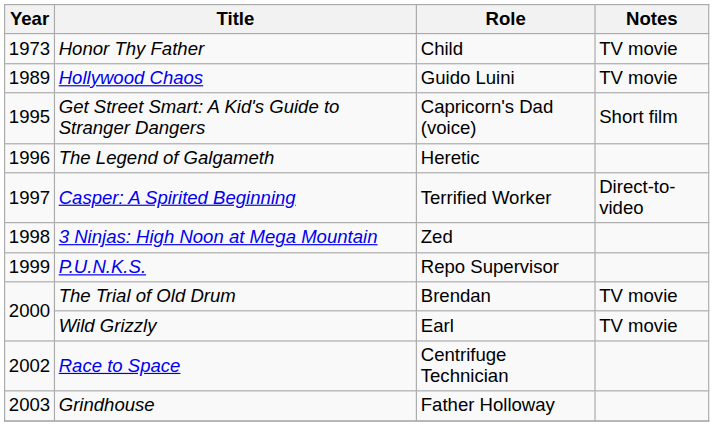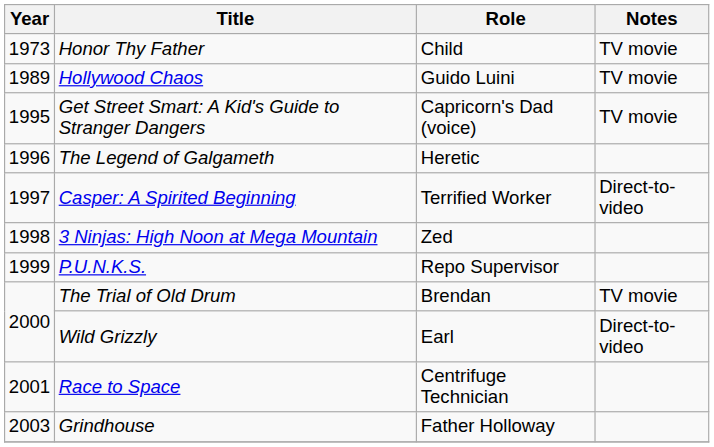(638, 117) Short film -> (638, 117) TV movie
(638, 325) TV movie -> (637, 336) Direct-to-video
(30, 365) 2002 -> (30, 386) 2001
